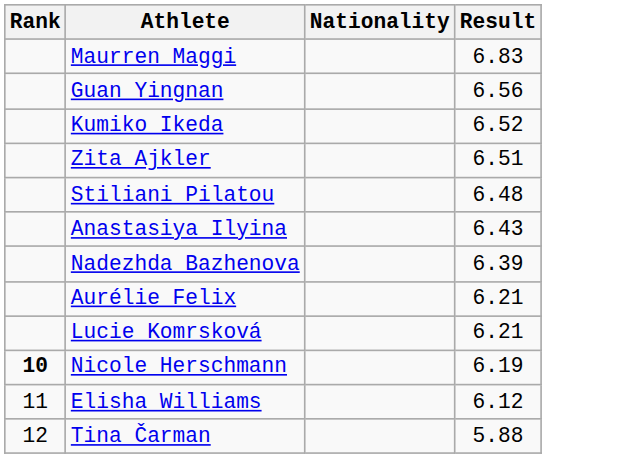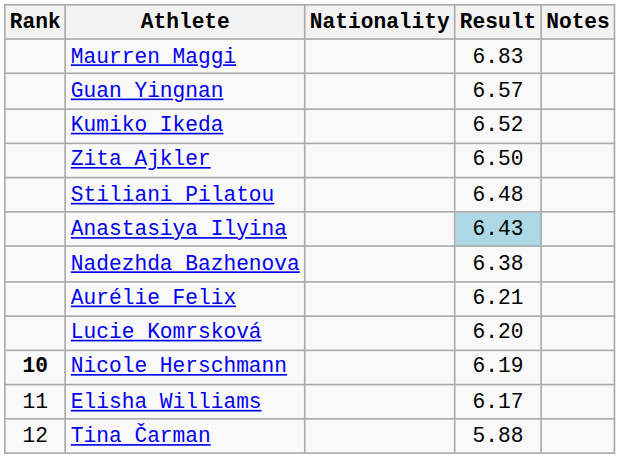+ column: (578, 22)
(498, 91) 6.56 -> (498, 91) 6.57
(498, 160) 6.51 -> (498, 160) 6.50
(498, 229) no background -> (498, 229) lightblue background
(498, 264) 6.39 -> (498, 264) 6.38
(498, 333) 6.21 -> (498, 333) 6.20
(498, 402) 6.12 -> (498, 402) 6.17
